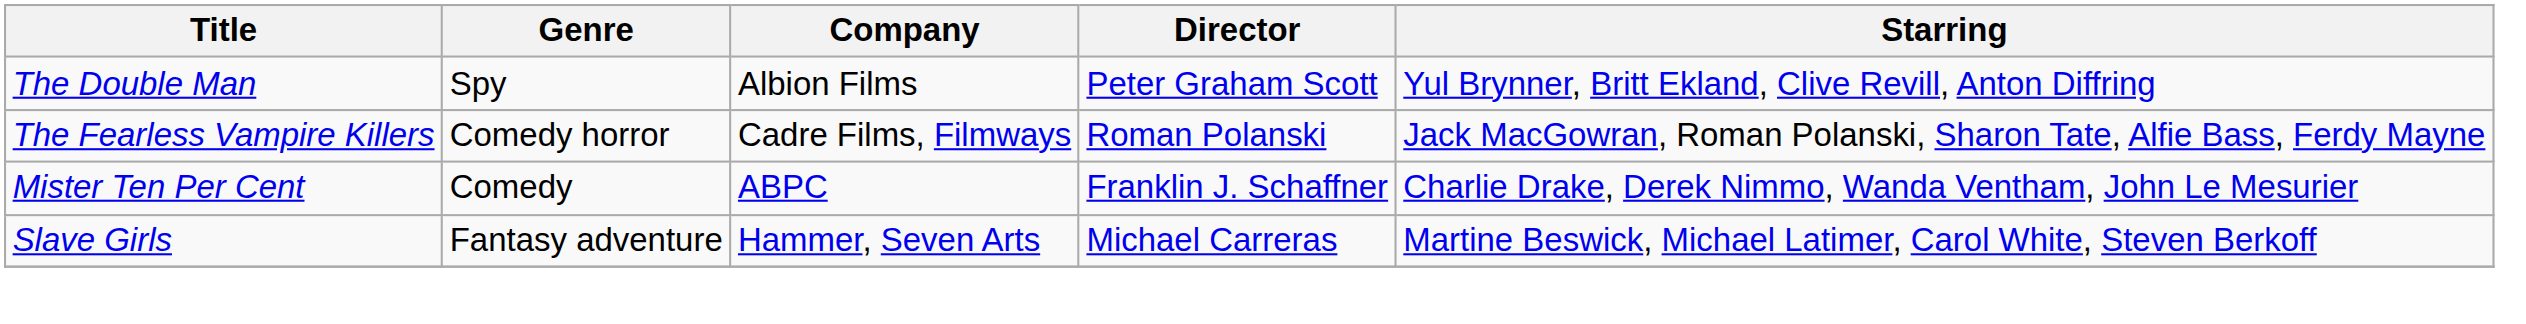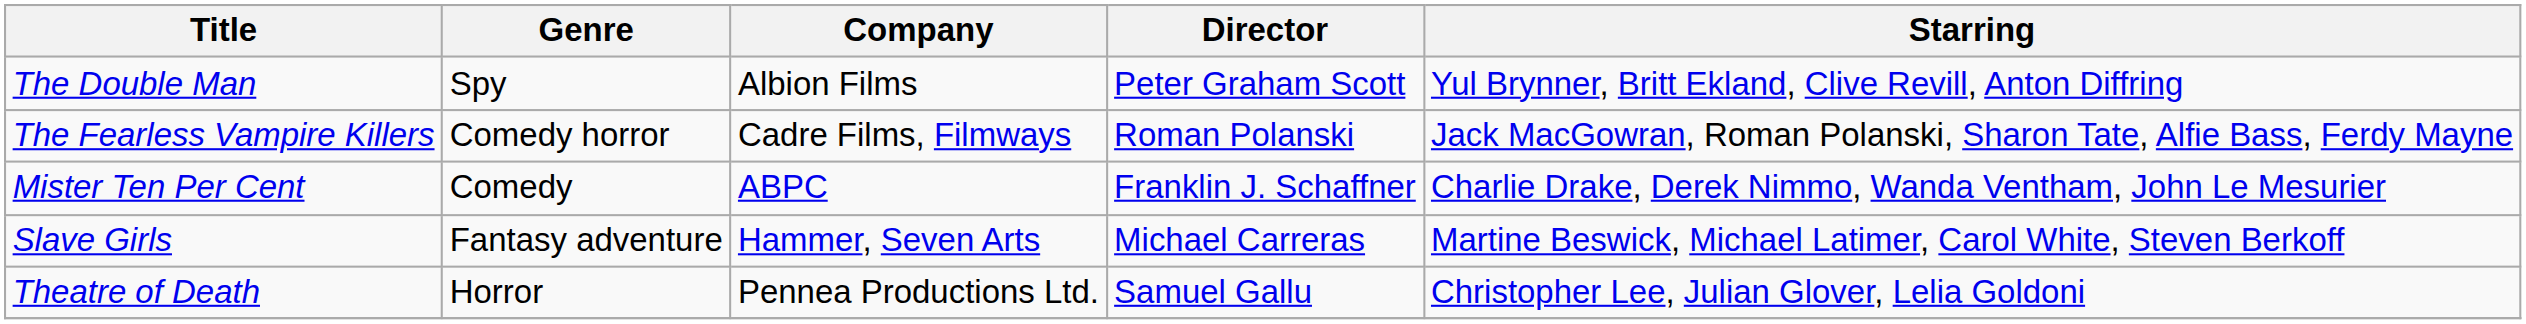+ row: (136, 291)
